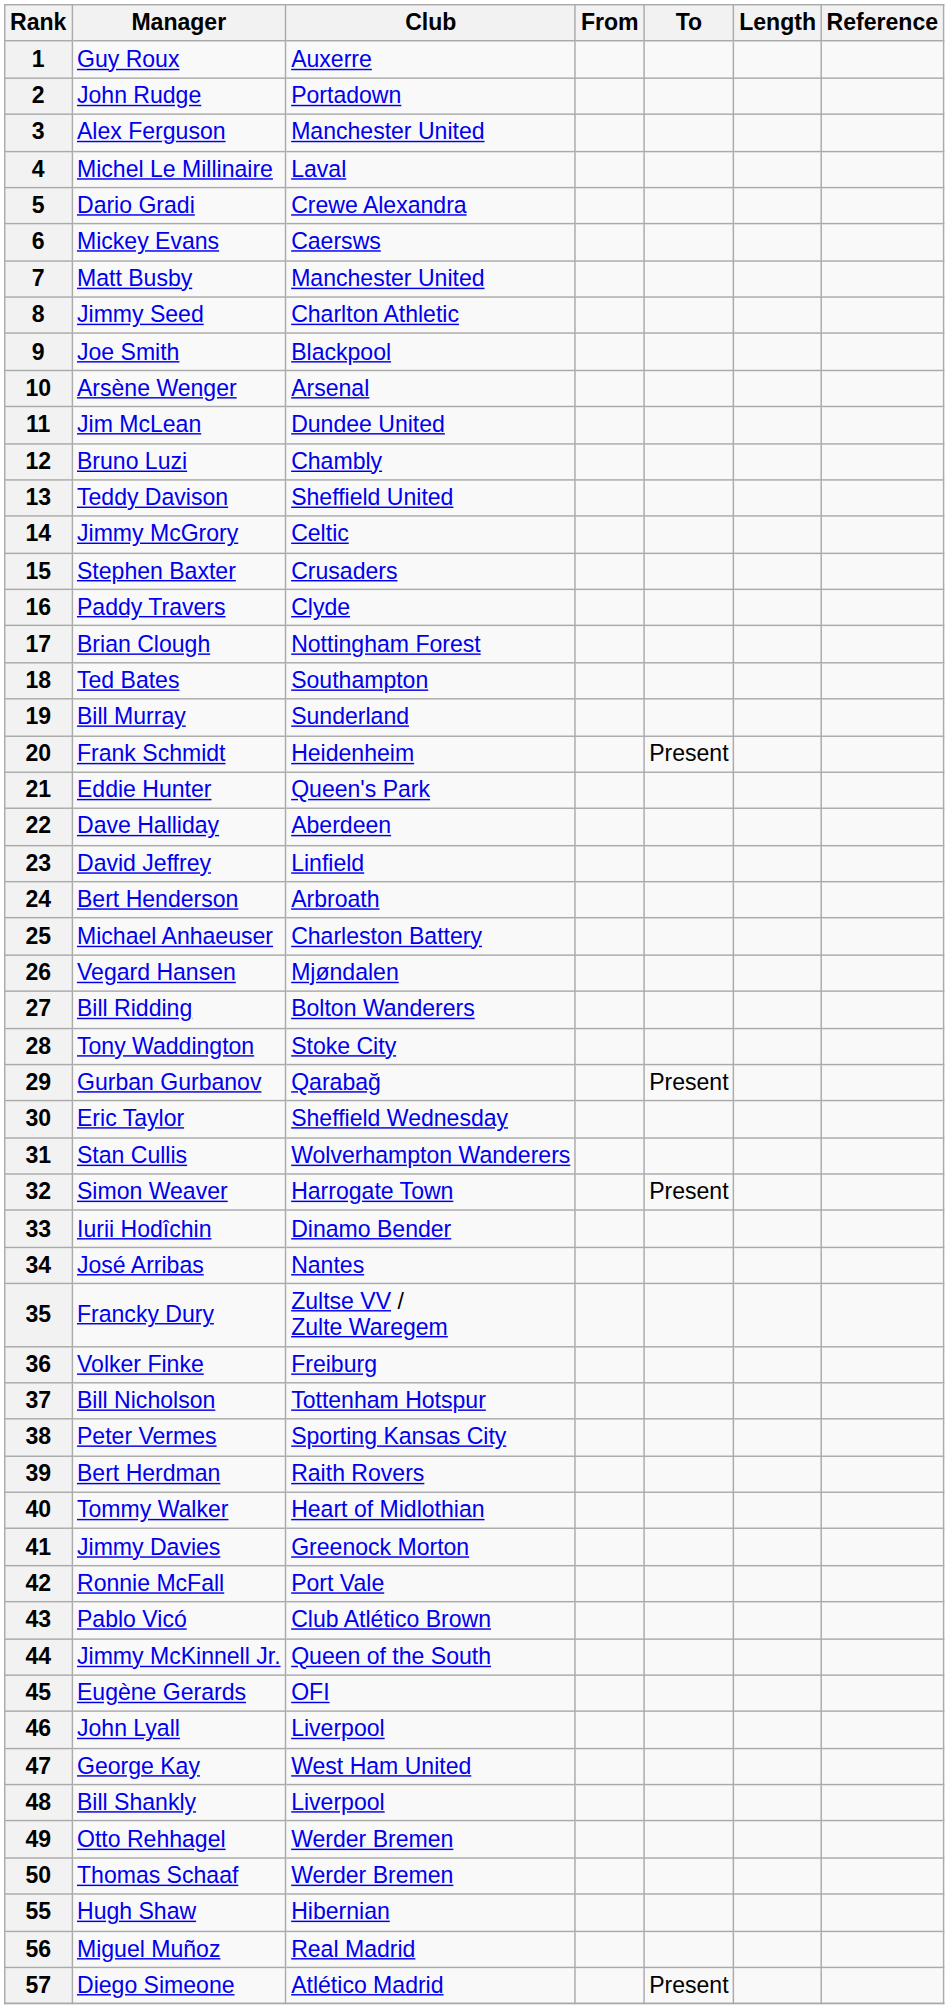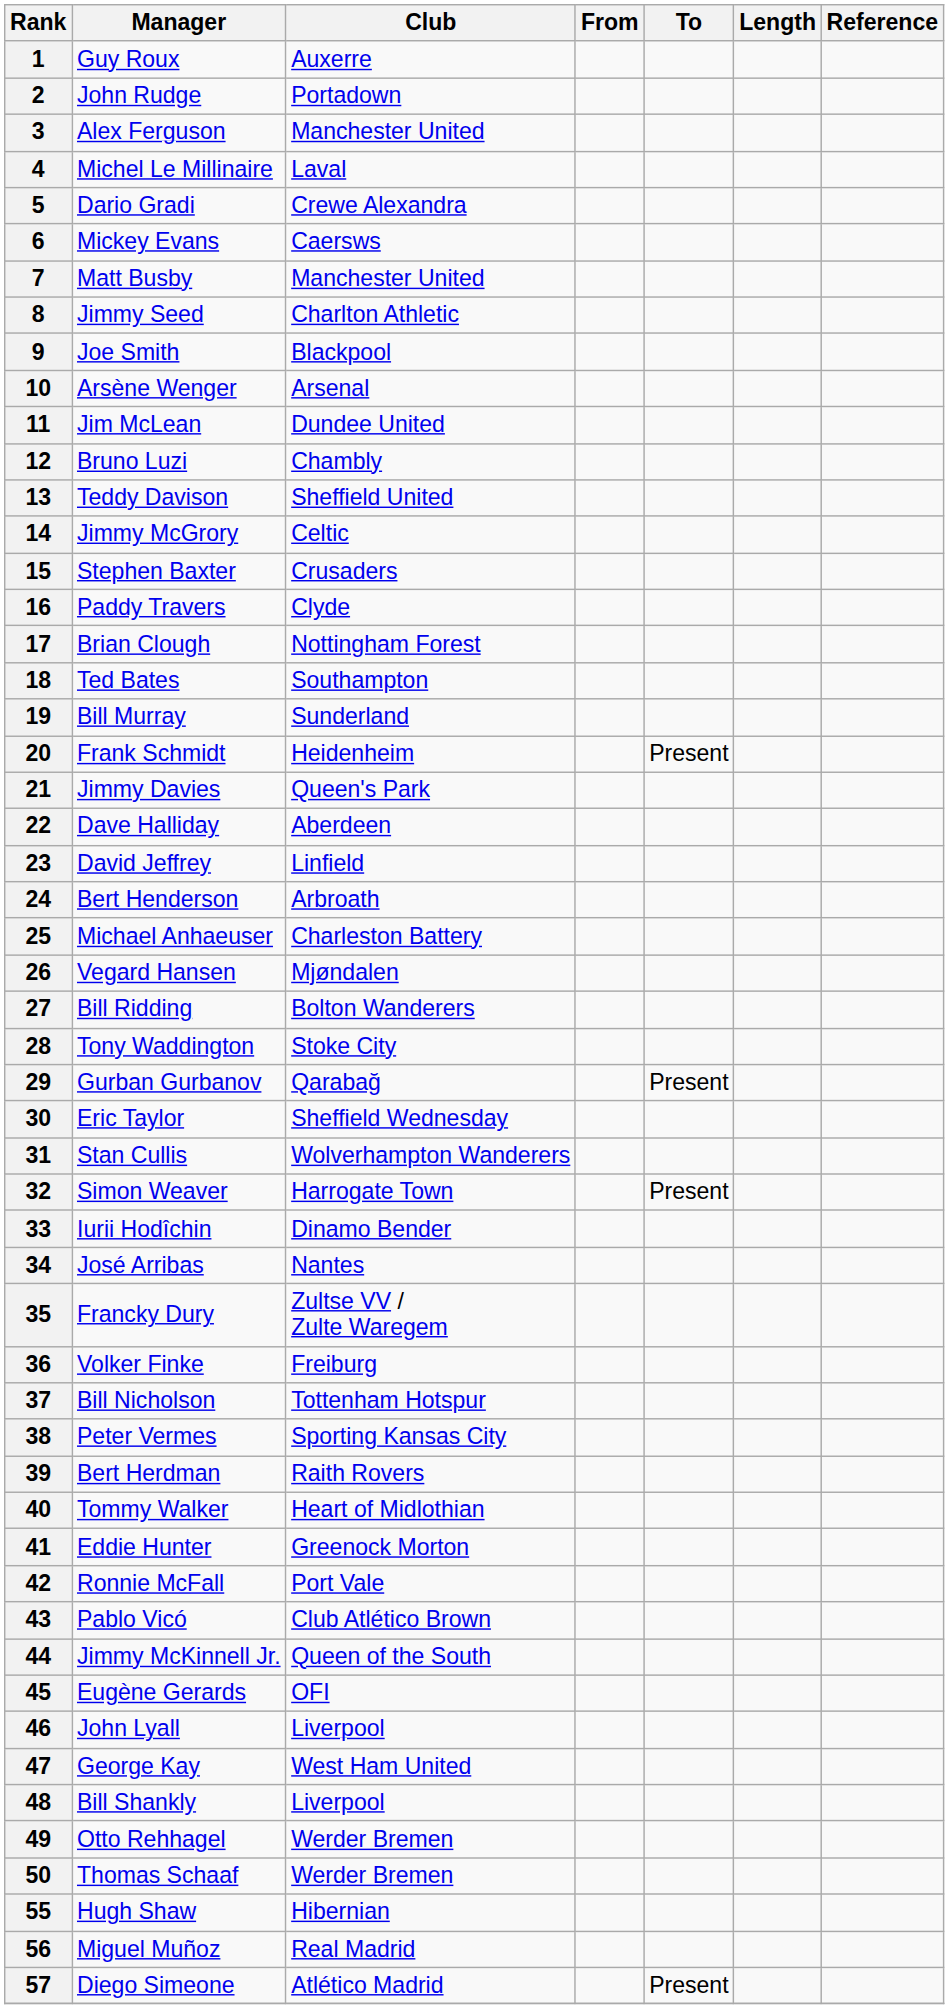(144, 790) Eddie Hunter -> (149, 790) Jimmy Davies
(149, 1546) Jimmy Davies -> (144, 1546) Eddie Hunter
